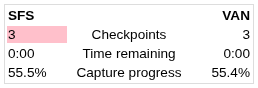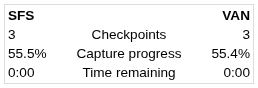(12, 34) pink background -> (12, 34) no background
rows swapped: (129, 72) <-> (129, 54)
